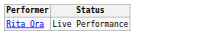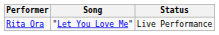+ column: (93, 11)
